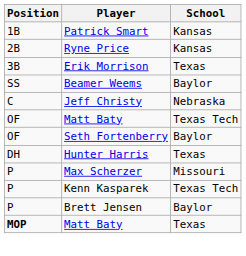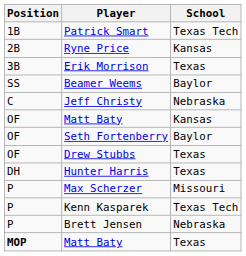(193, 31) Kansas -> (206, 31) Texas Tech
(206, 119) Texas Tech -> (193, 119) Kansas
+ row: (13, 154)
(193, 207) Baylor -> (199, 224) Nebraska
